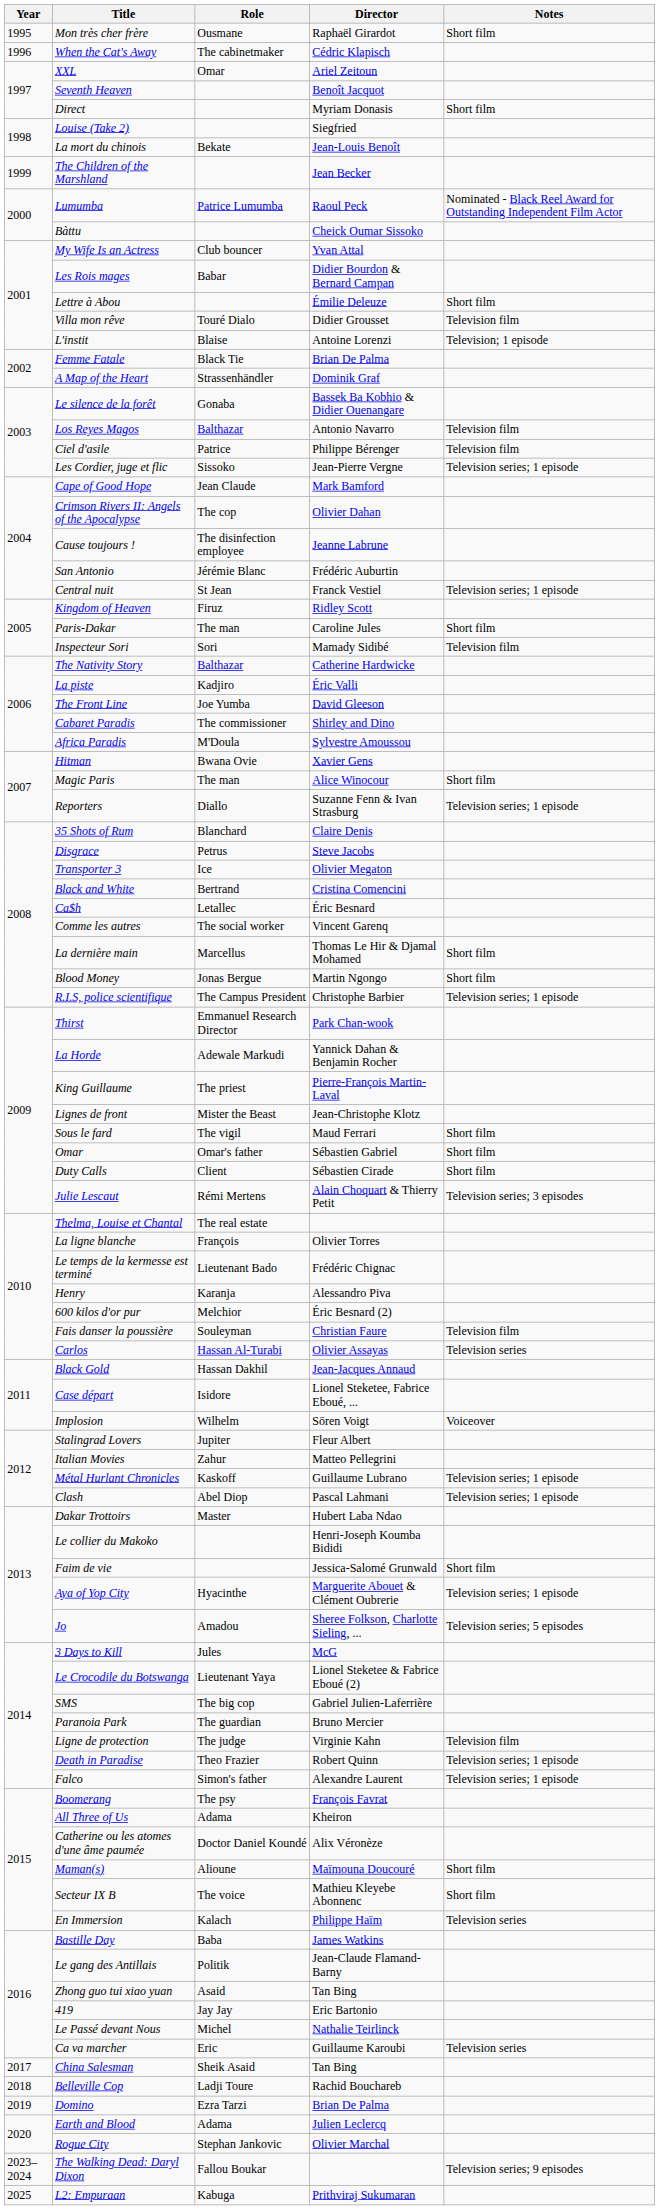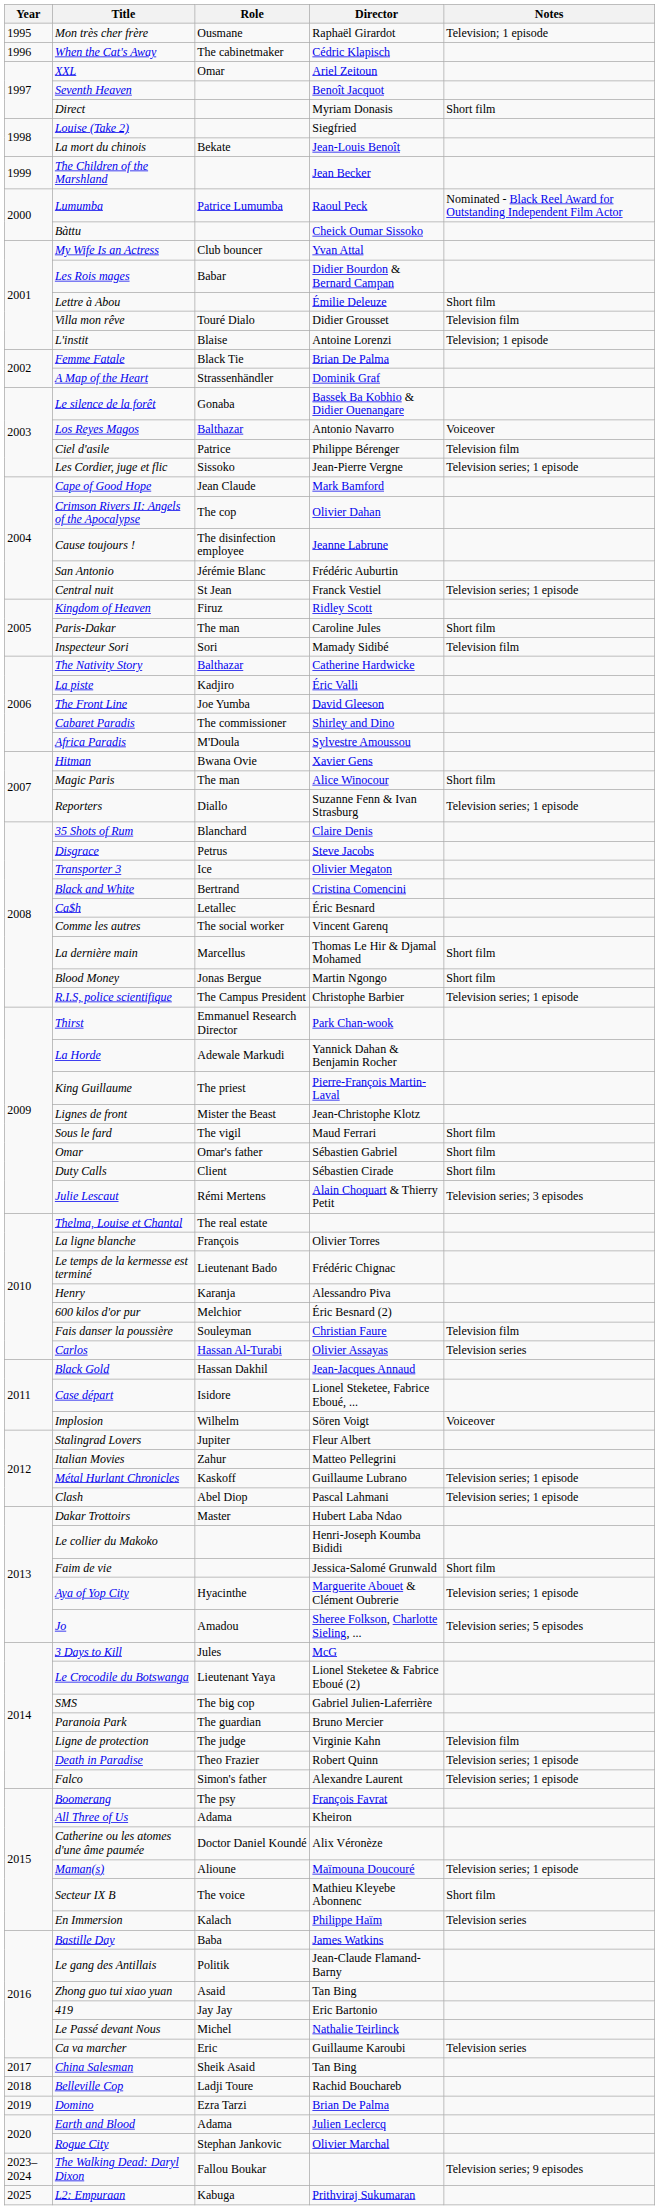(471, 33) Short film -> (497, 33) Television; 1 episode
(483, 429) Television film -> (471, 429) Voiceover
(471, 1869) Short film -> (512, 1869) Television series; 1 episode
